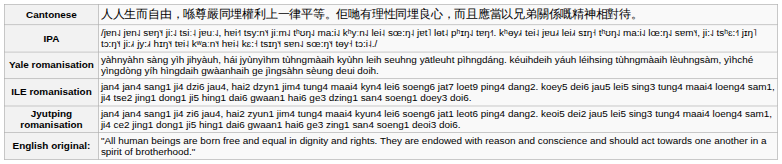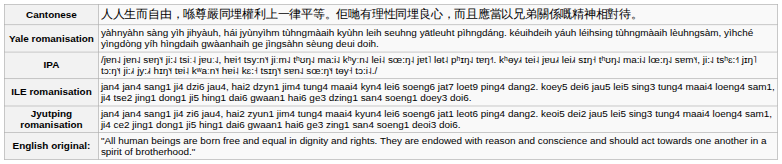rows swapped: (51, 38) <-> (51, 65)
